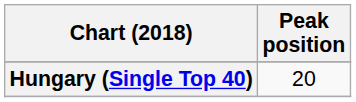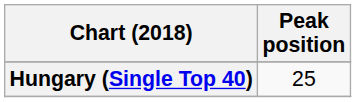(304, 79) 20 -> (304, 79) 25
